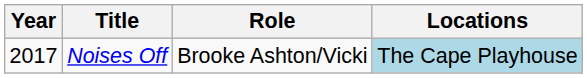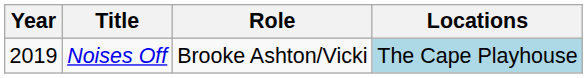(33, 55) 2017 -> (33, 55) 2019
